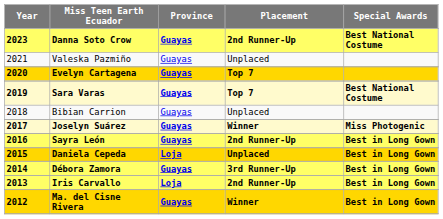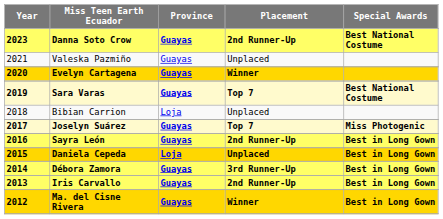(240, 74) Top 7 -> (243, 74) Winner
(176, 112) Guayas -> (171, 112) Loja
(243, 127) Winner -> (240, 127) Top 7
(171, 183) Loja -> (176, 183) Guayas
